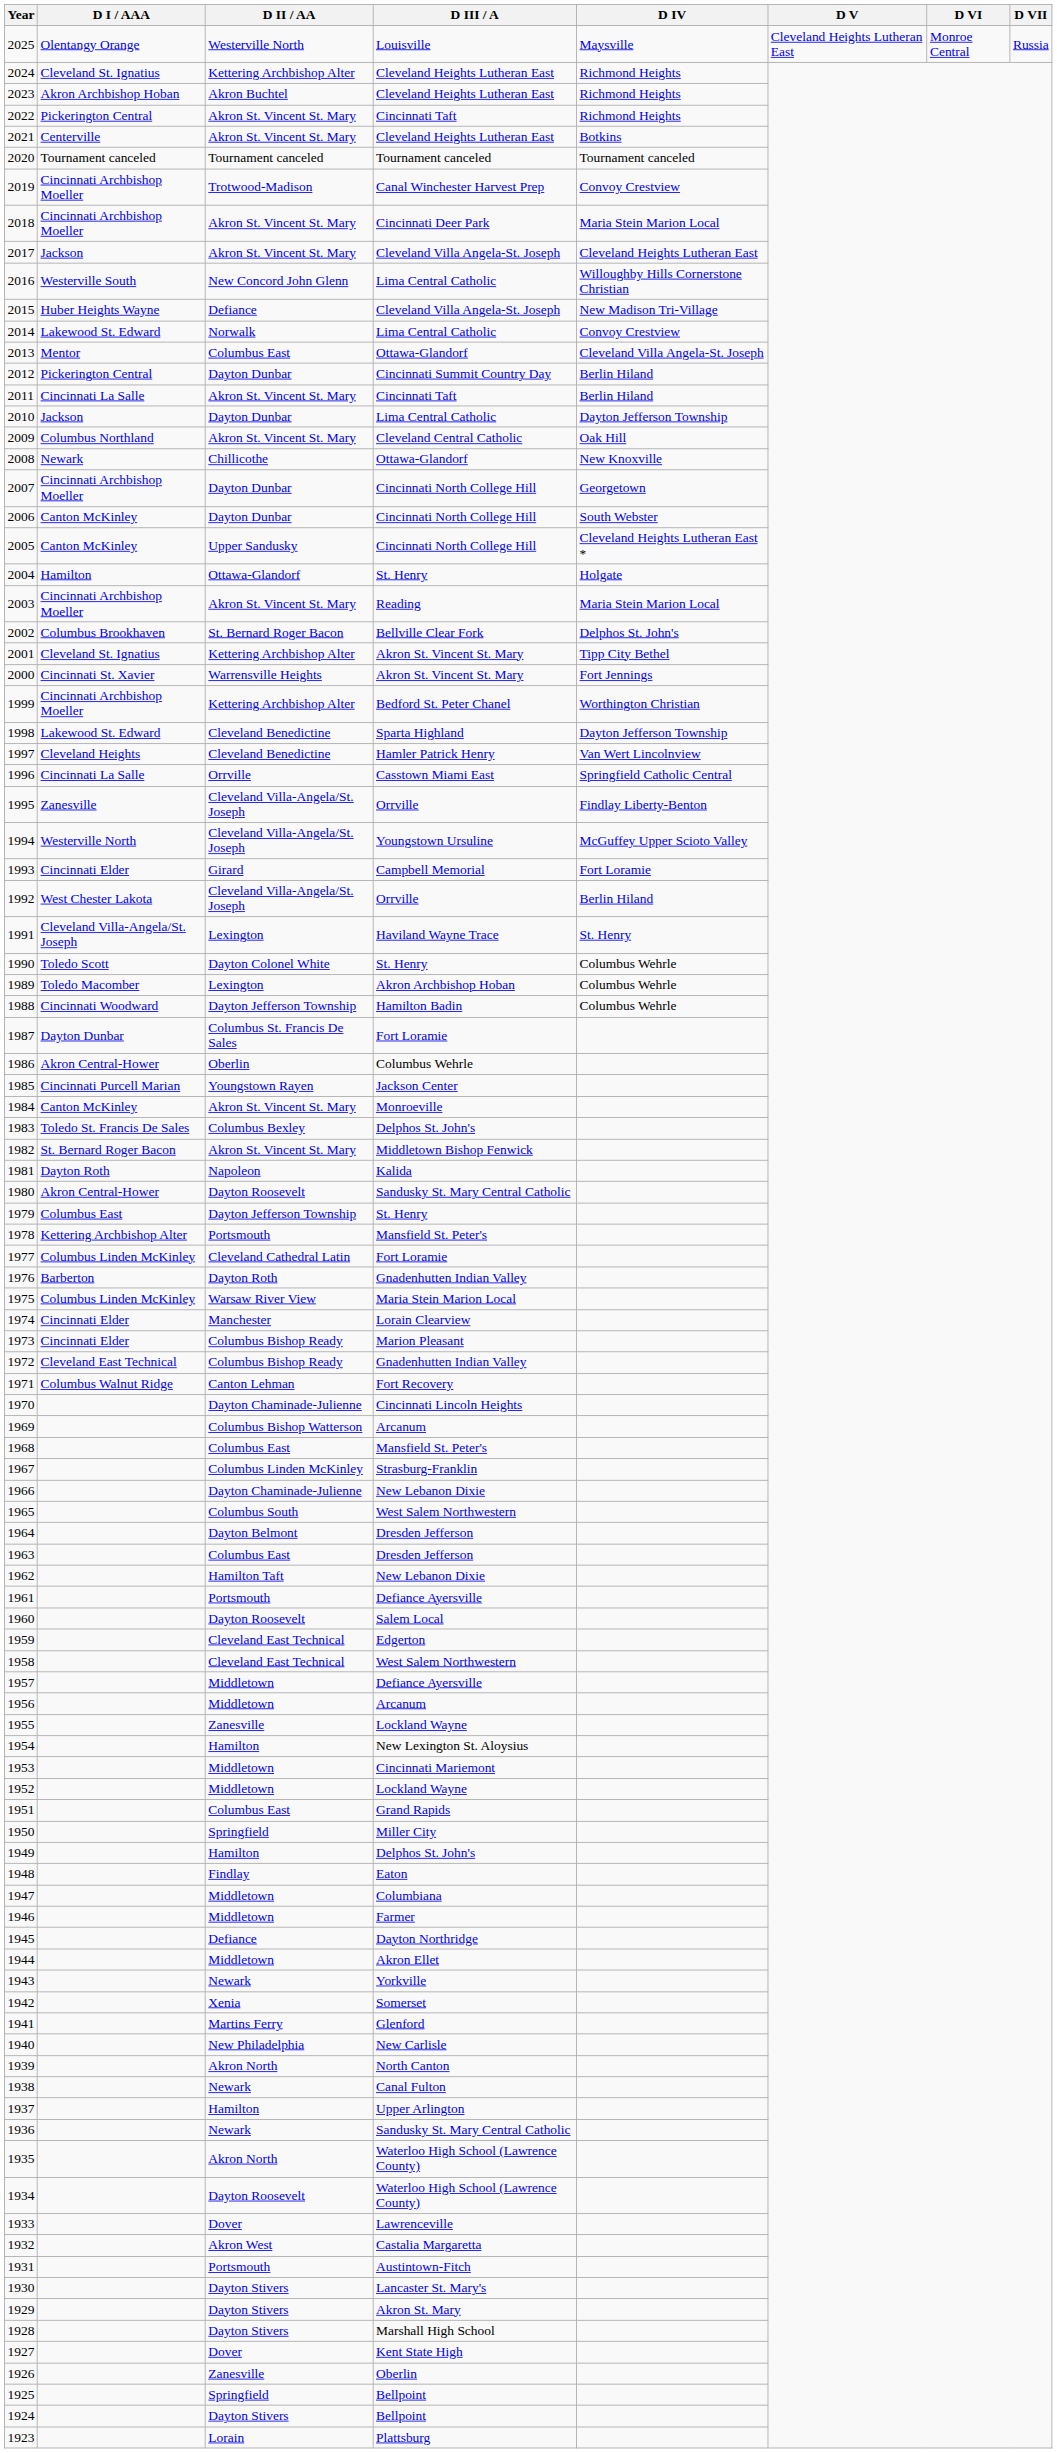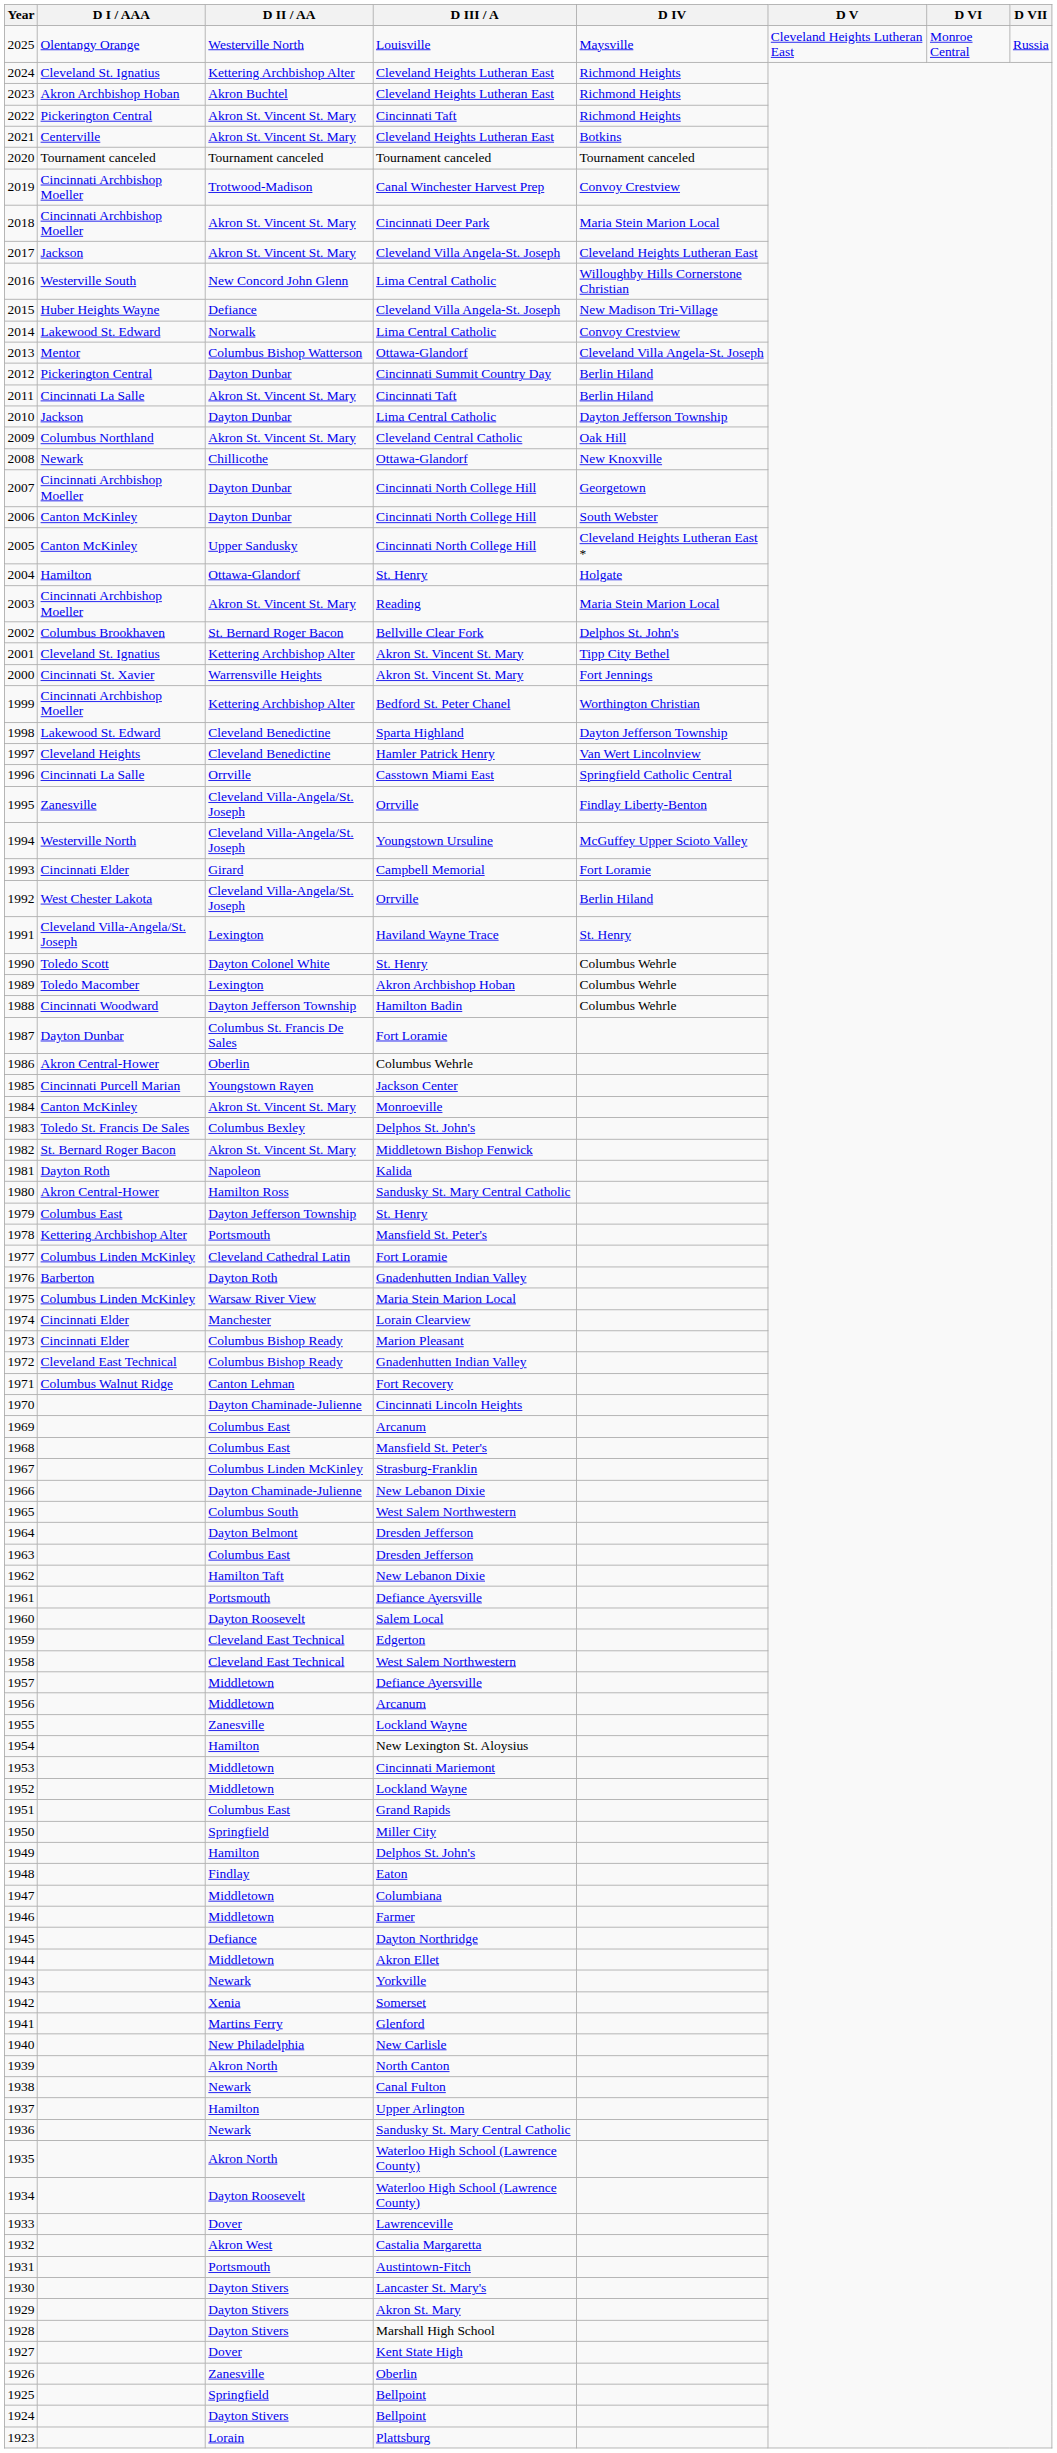(249, 352) Columbus East -> (285, 352) Columbus Bishop Watterson
(257, 1192) Dayton Roosevelt -> (248, 1192) Hamilton Ross
(285, 1426) Columbus Bishop Watterson -> (249, 1426) Columbus East
